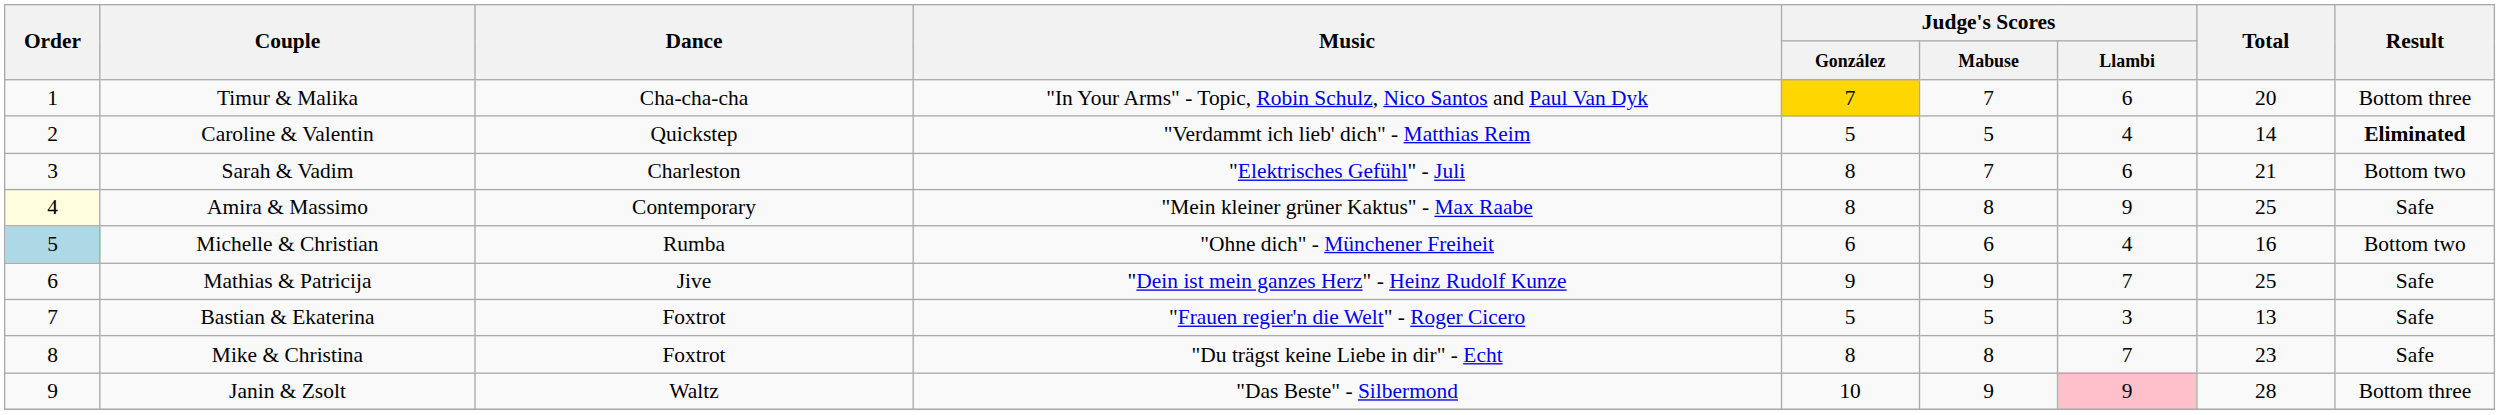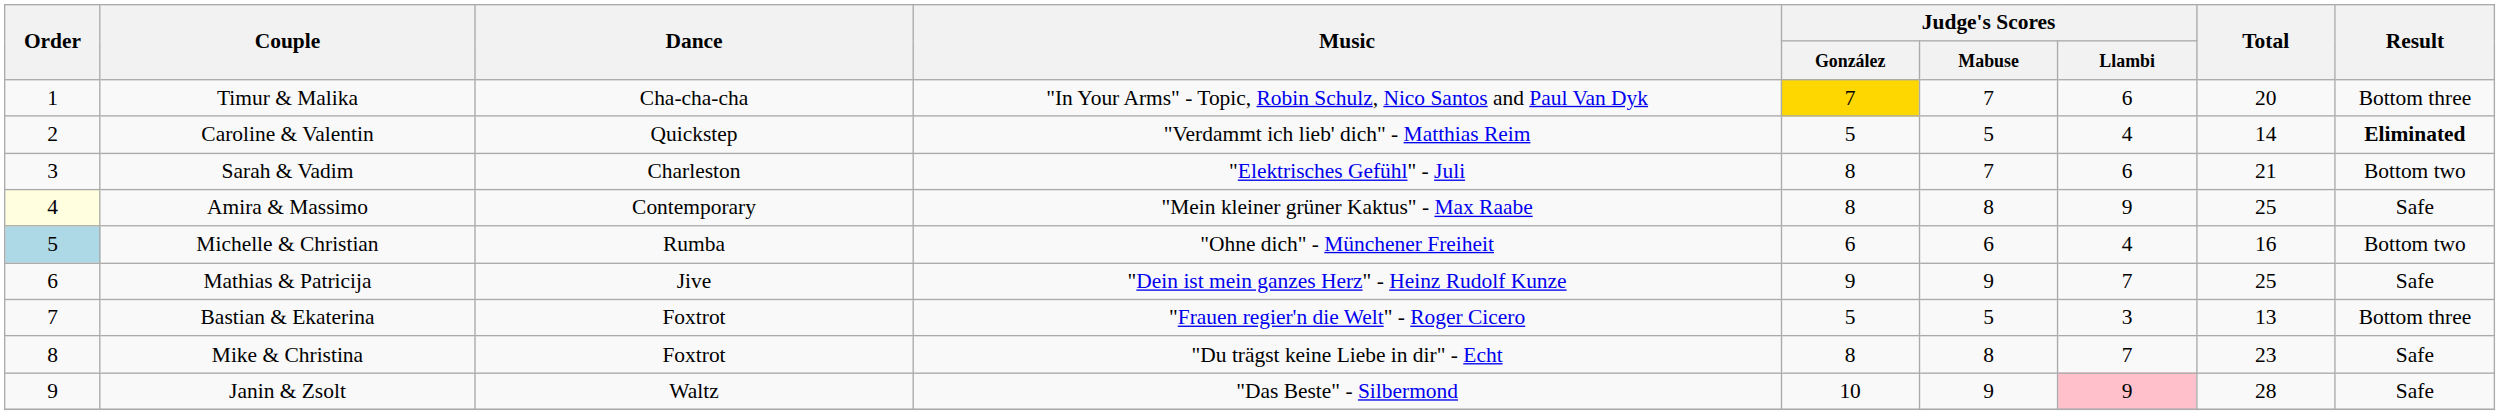(2415, 317) Safe -> (2415, 317) Bottom three
(2415, 391) Bottom three -> (2415, 391) Safe
